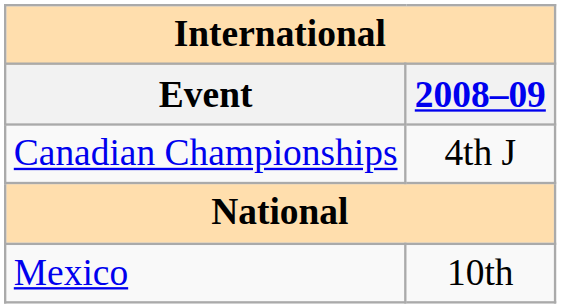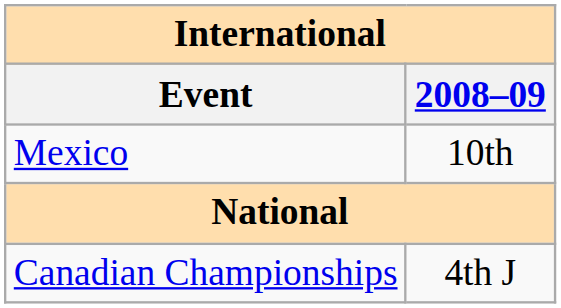rows swapped: (71, 271) <-> (206, 152)
